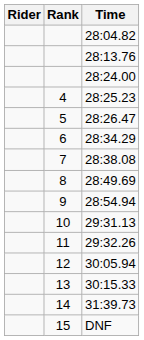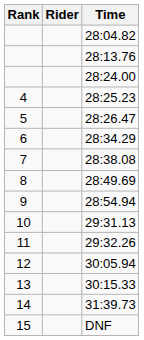columns swapped: (63, 15) <-> (24, 15)
